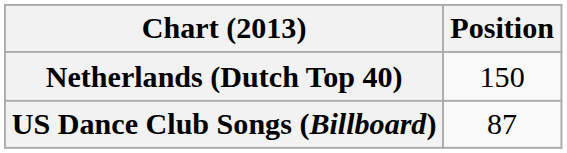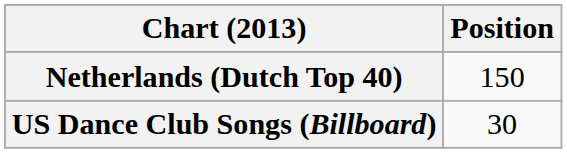(502, 123) 87 -> (502, 123) 30
